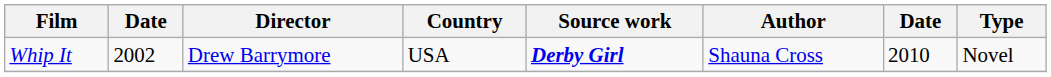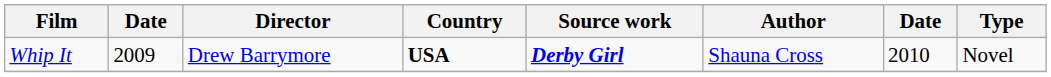(134, 54) 2002 -> (134, 54) 2009
(429, 54) normal -> (429, 54) bold
